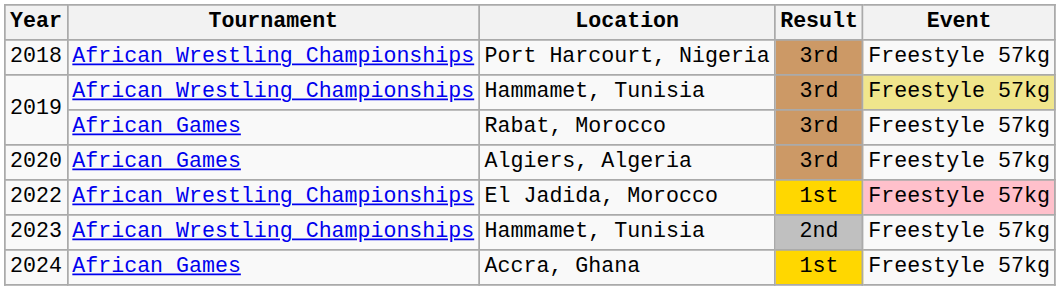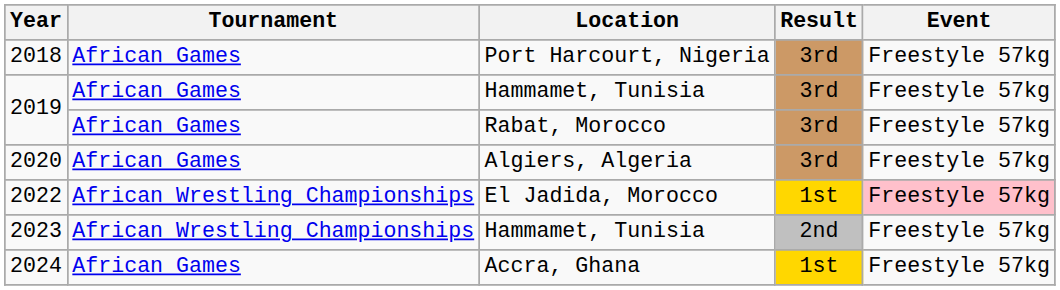(273, 58) African Wrestling Championships -> (157, 58) African Games
(273, 92) African Wrestling Championships -> (157, 92) African Games
(959, 92) khaki background -> (959, 92) no background
